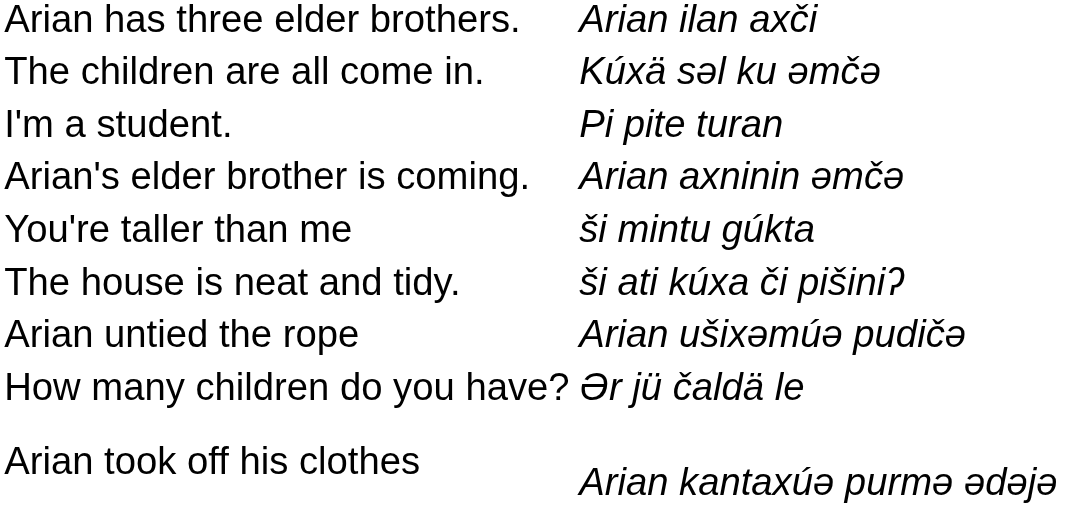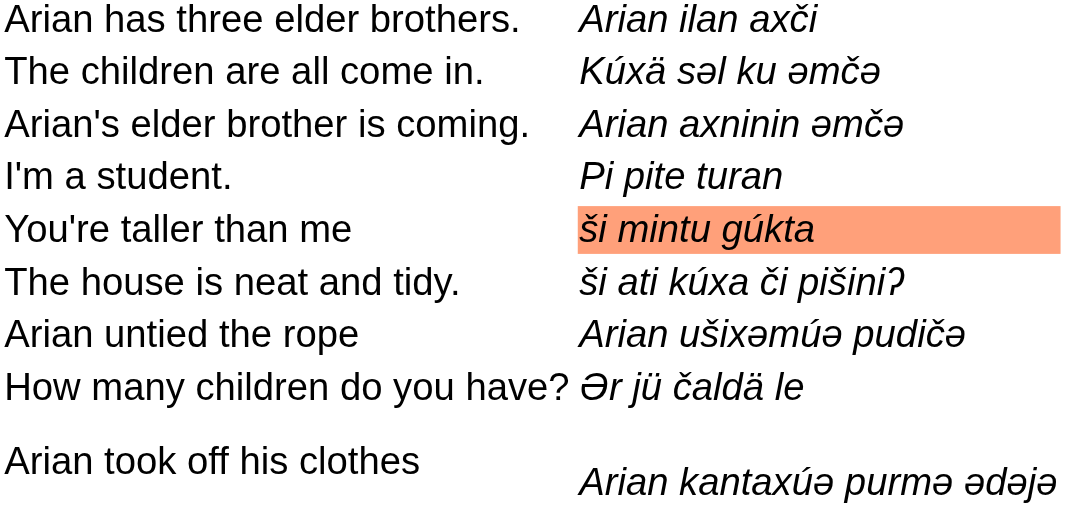rows swapped: (267, 176) <-> (118, 124)
(697, 229) no background -> (697, 229) lightsalmon background
